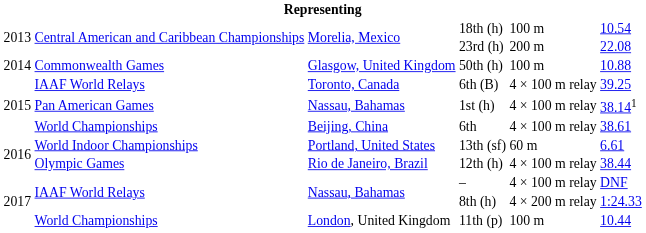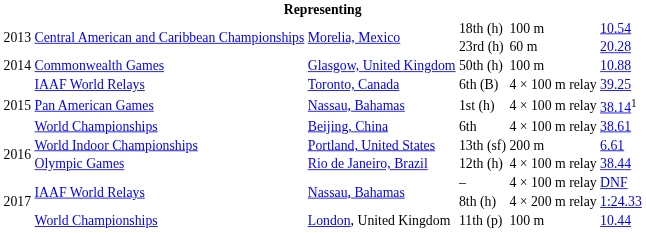(527, 47) 200 m -> (523, 47) 60 m
(616, 47) 22.08 -> (616, 47) 20.28
(523, 145) 60 m -> (527, 145) 200 m
